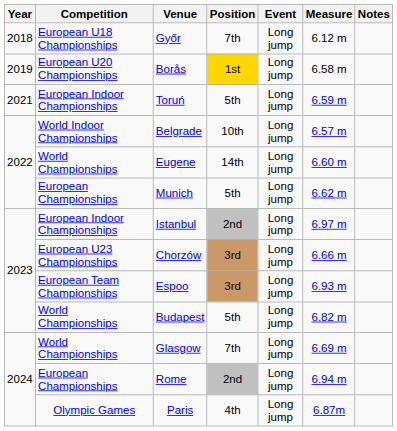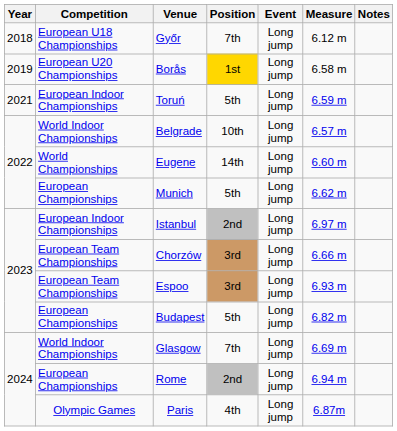(78, 255) European U23 Championships -> (79, 255) European Team Championships
(78, 317) World Championships -> (78, 317) European Championships
(78, 348) World Championships -> (78, 348) World Indoor Championships
